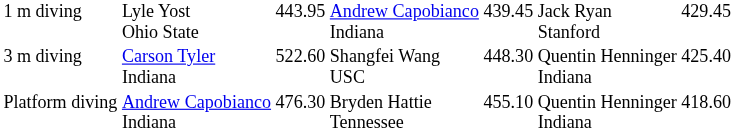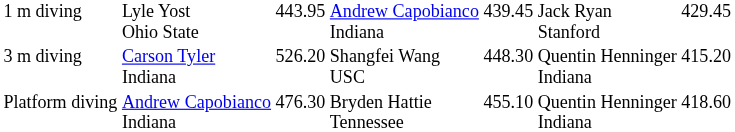(300, 56) 522.60 -> (300, 56) 526.20
(706, 56) 425.40 -> (706, 56) 415.20
